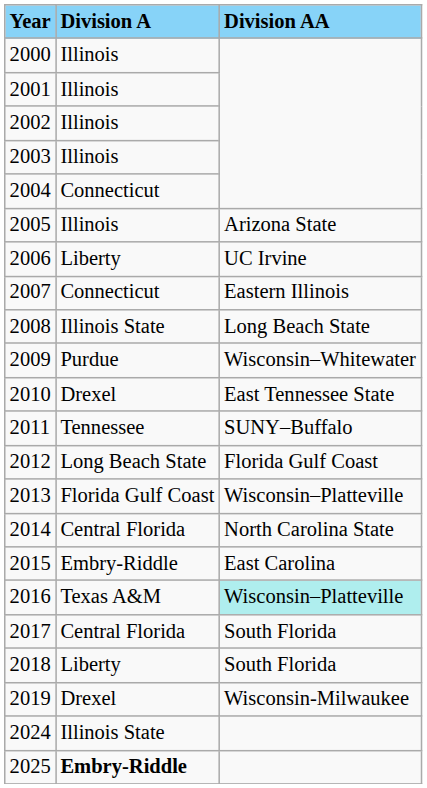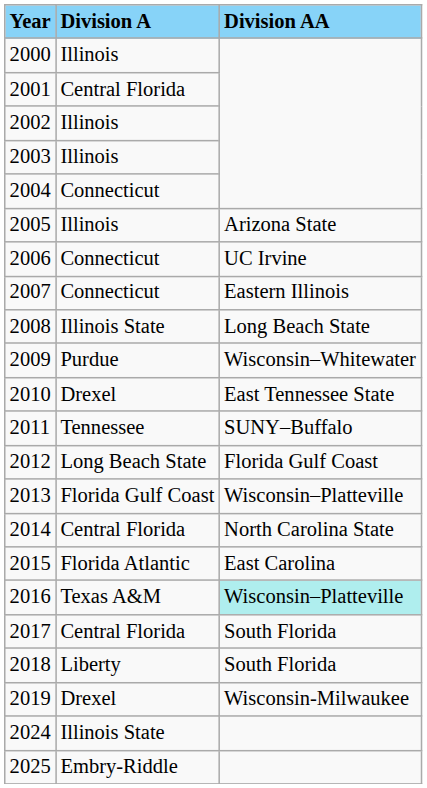(89, 88) Illinois -> (123, 88) Central Florida
(91, 258) Liberty -> (110, 258) Connecticut
(119, 563) Embry-Riddle -> (125, 563) Florida Atlantic
(124, 766) bold -> (119, 766) normal
